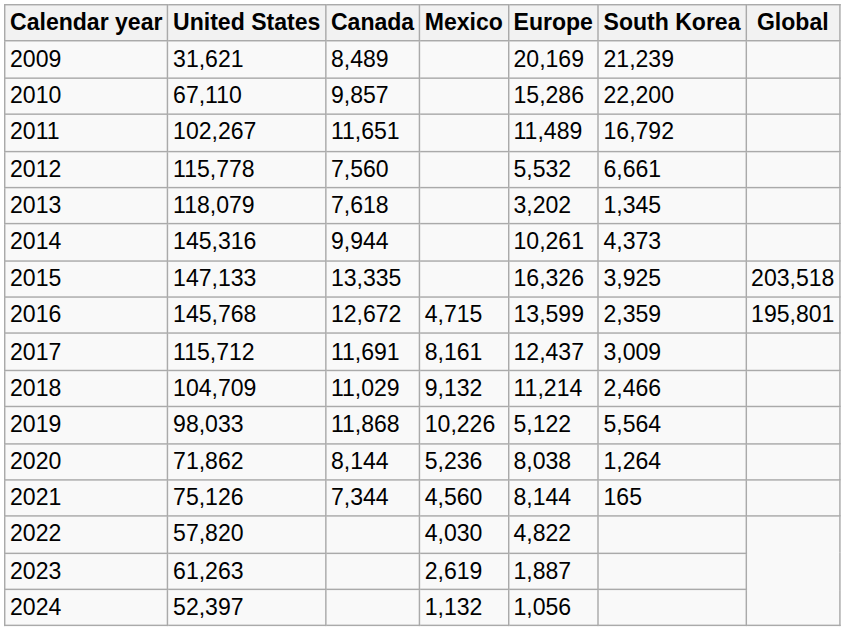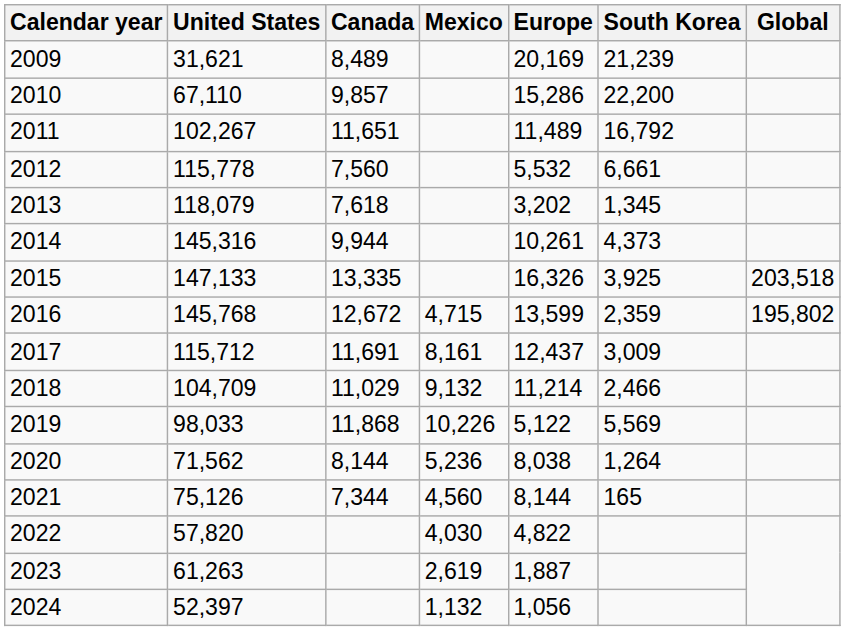(793, 315) 195,801 -> (793, 315) 195,802
(632, 424) 5,564 -> (632, 424) 5,569
(208, 461) 71,862 -> (208, 461) 71,562
